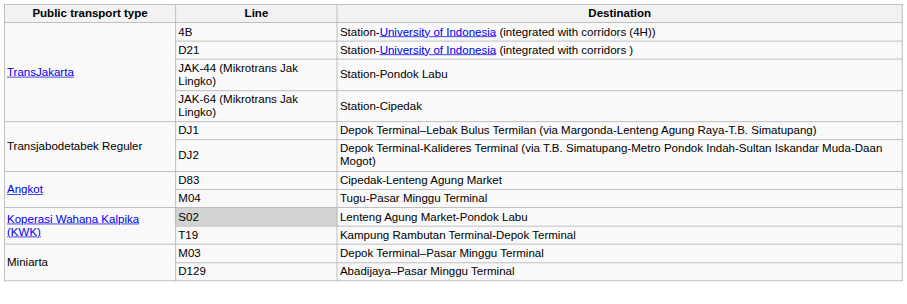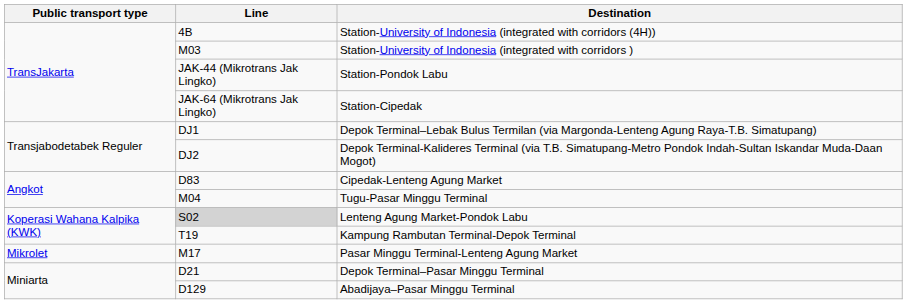(189, 50) D21 -> (190, 50) M03
+ row: (459, 253)
(190, 253) M03 -> (189, 271) D21
